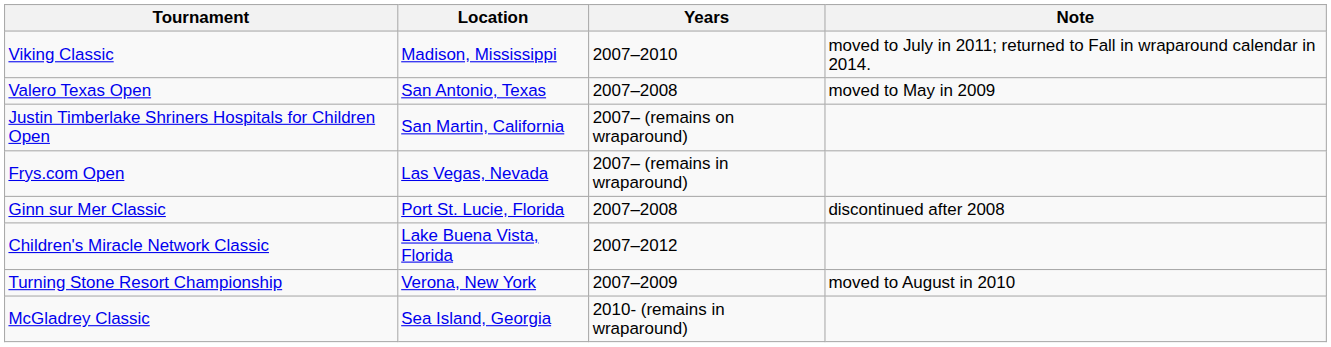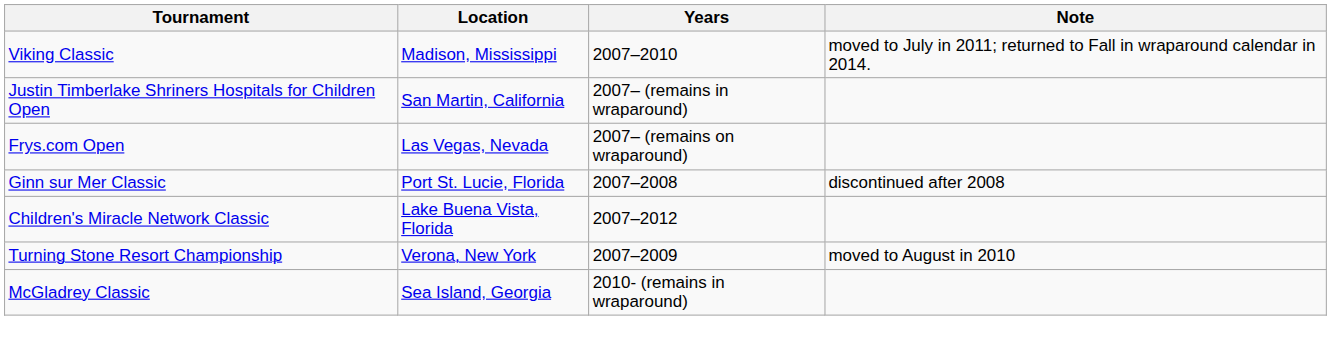- row: (80, 90)
(663, 127) 2007– (remains on wraparound) -> (661, 100) 2007– (remains in wraparound)
(661, 173) 2007– (remains in wraparound) -> (663, 146) 2007– (remains on wraparound)
